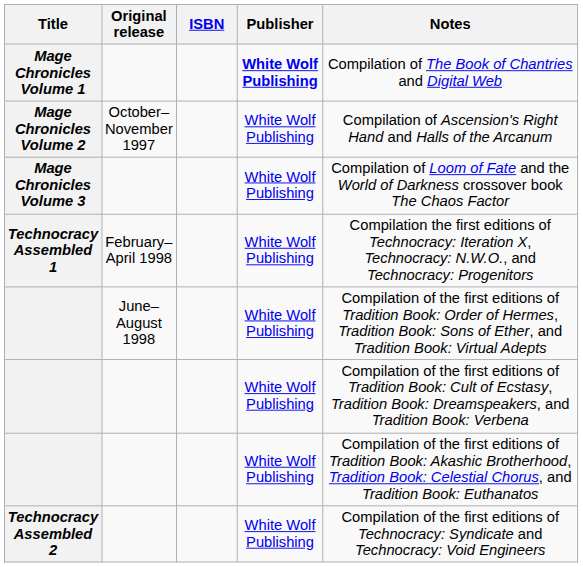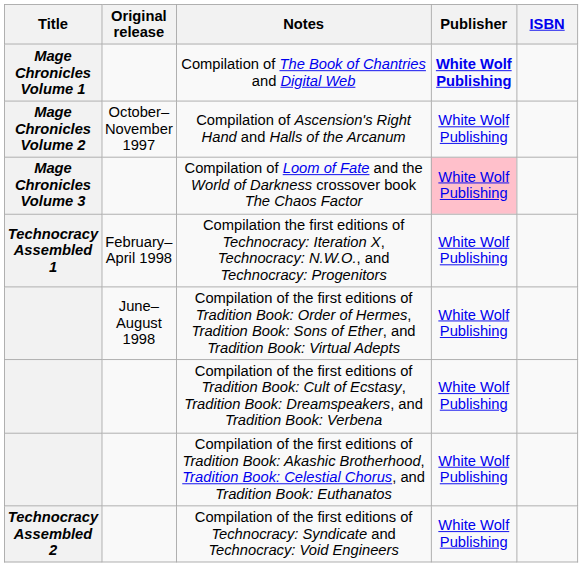columns swapped: (207, 24) <-> (450, 24)
(280, 185) no background -> (474, 185) pink background
